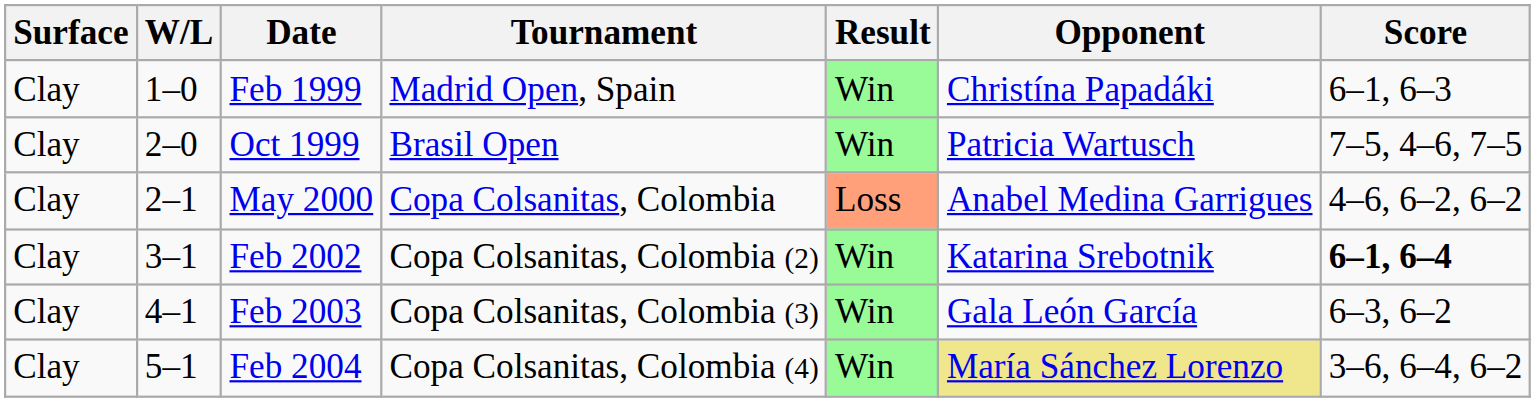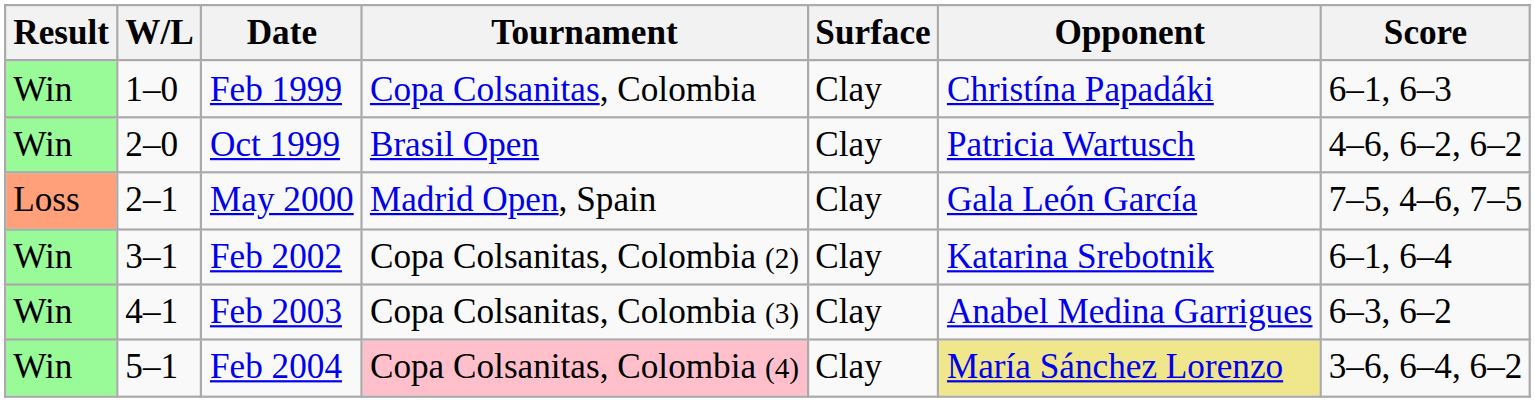columns swapped: (883, 32) <-> (71, 32)
(533, 88) Madrid Open, Spain -> (563, 88) Copa Colsanitas, Colombia
(1426, 144) 7–5, 4–6, 7–5 -> (1426, 144) 4–6, 6–2, 6–2
(583, 199) Copa Colsanitas, Colombia -> (513, 199) Madrid Open, Spain
(1130, 199) Anabel Medina Garrigues -> (1072, 199) Gala León García
(1426, 199) 4–6, 6–2, 6–2 -> (1426, 199) 7–5, 4–6, 7–5
(1390, 255) bold -> (1390, 255) normal
(1072, 311) Gala León García -> (1130, 311) Anabel Medina Garrigues
(604, 367) no background -> (585, 367) pink background
